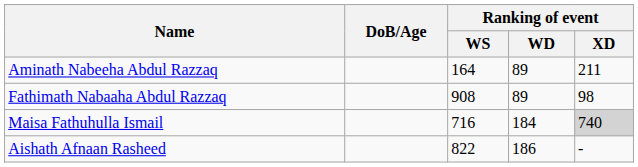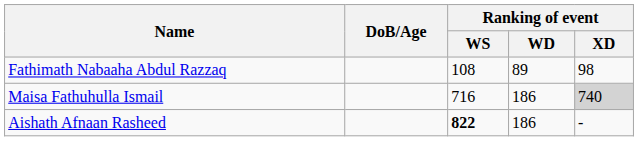- row: (113, 70)
(463, 96) 908 -> (463, 70) 108
(524, 123) 184 -> (524, 96) 186
(463, 149) normal -> (463, 123) bold
